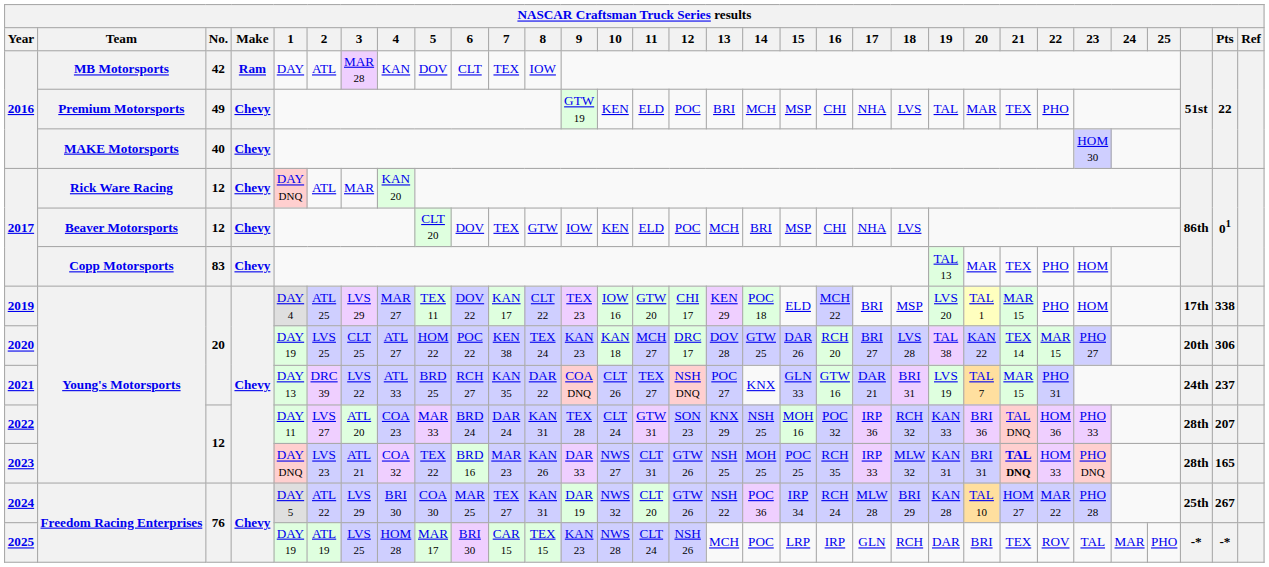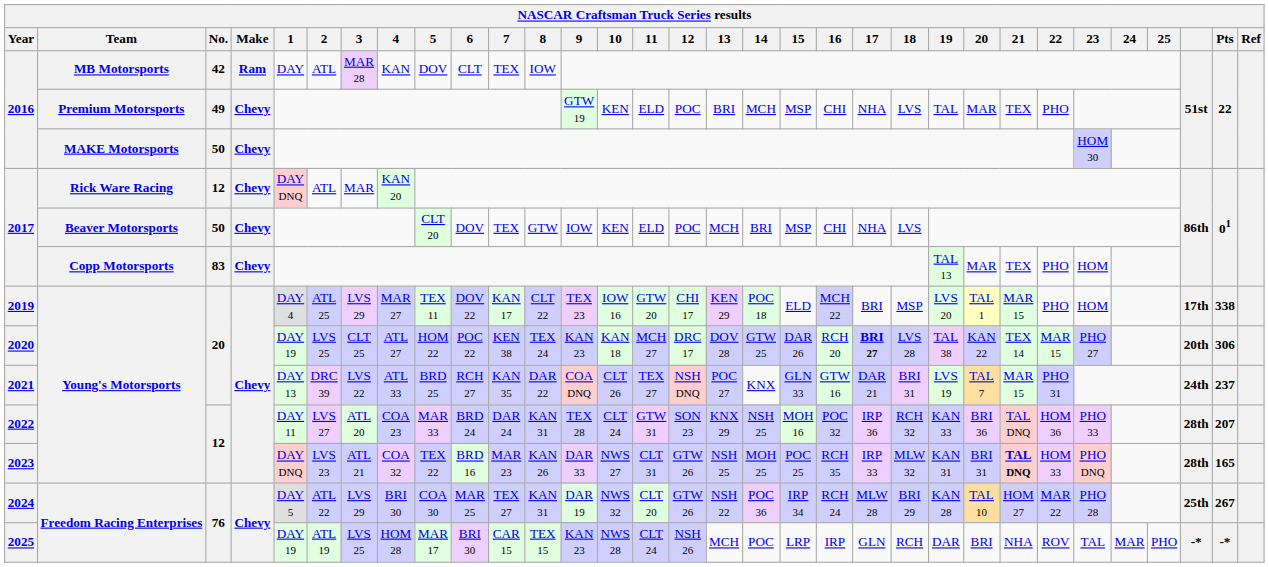(218, 148) 40 -> (218, 148) 50
(218, 227) 12 -> (218, 227) 50
(872, 344) normal -> (872, 345) bold
(1018, 542) TEX -> (1018, 542) NHA
